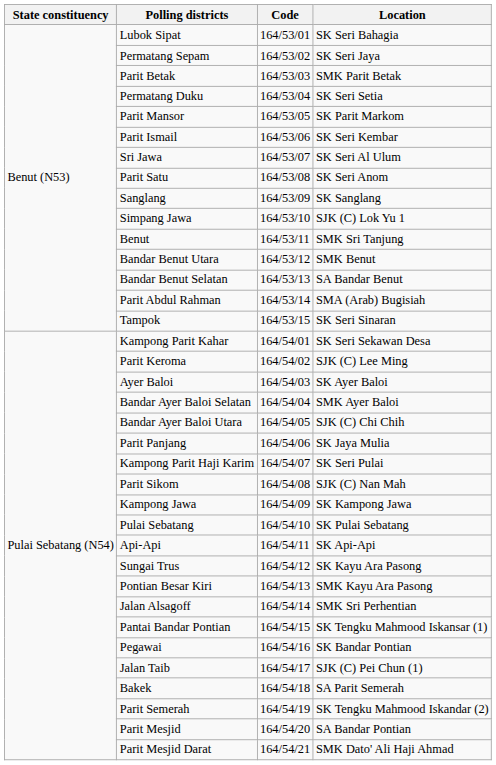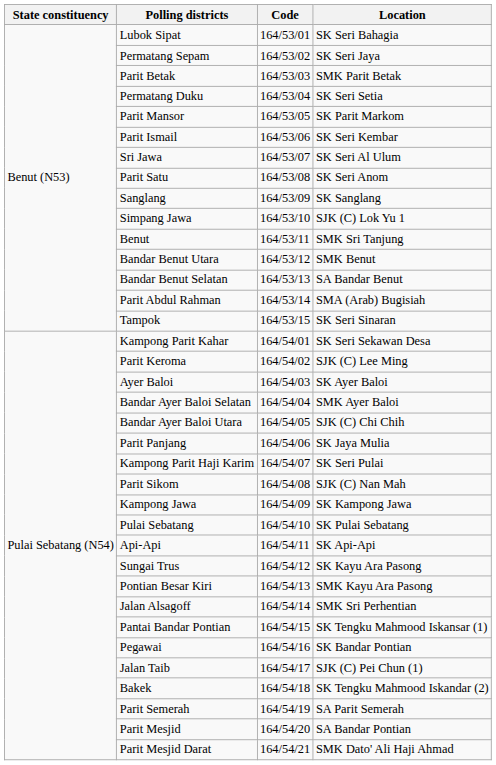(360, 688) SA Parit Semerah -> (402, 688) SK Tengku Mahmood Iskandar (2)
(402, 708) SK Tengku Mahmood Iskandar (2) -> (360, 708) SA Parit Semerah
